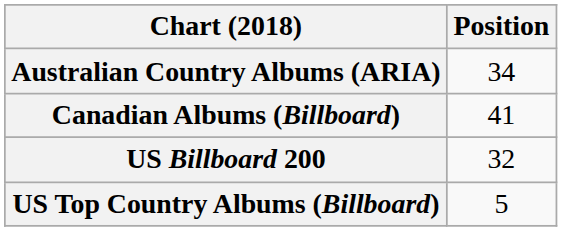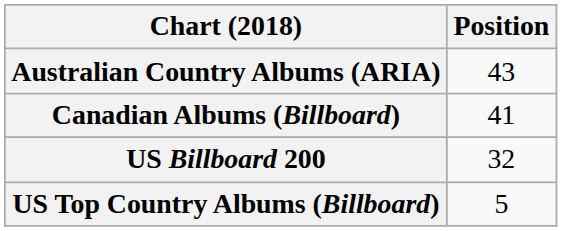(501, 70) 34 -> (501, 70) 43
